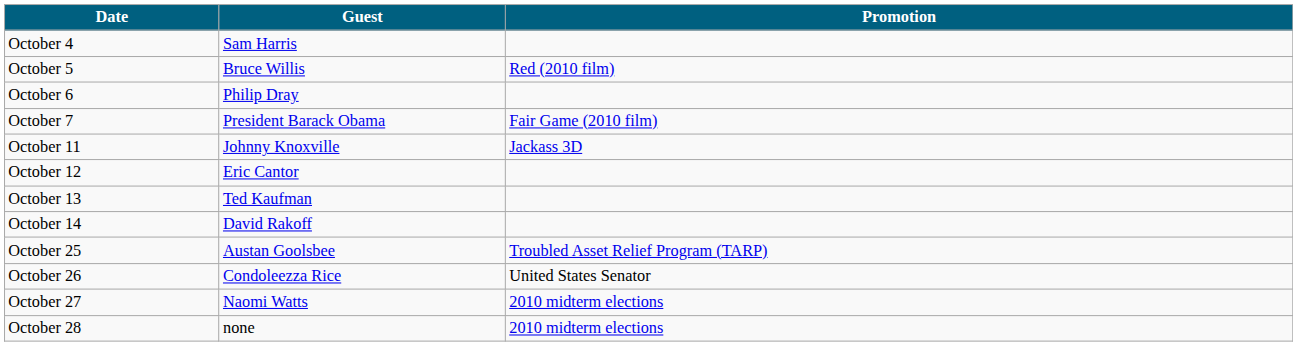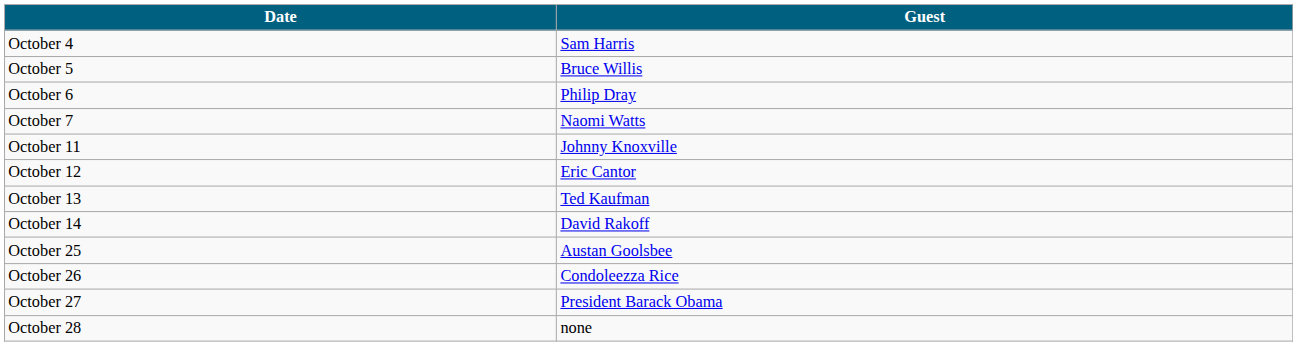- column: (899, 17)
(304, 120) President Barack Obama -> (603, 120) Naomi Watts
(265, 302) Naomi Watts -> (642, 302) President Barack Obama
